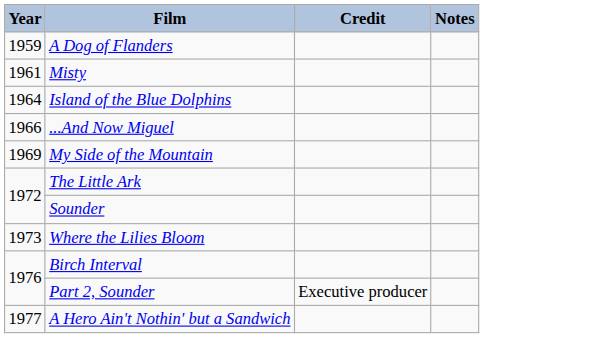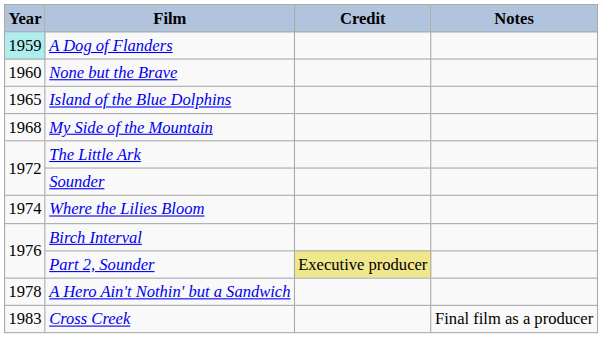(25, 45) no background -> (25, 45) paleturquoise background
+ row: (113, 72)
- row: (68, 72)
(25, 100) 1964 -> (25, 100) 1965
- row: (112, 127)
(25, 154) 1969 -> (25, 127) 1968
(25, 236) 1973 -> (25, 209) 1974
(363, 291) no background -> (363, 264) khaki background
(25, 318) 1977 -> (25, 291) 1978
+ row: (90, 318)
